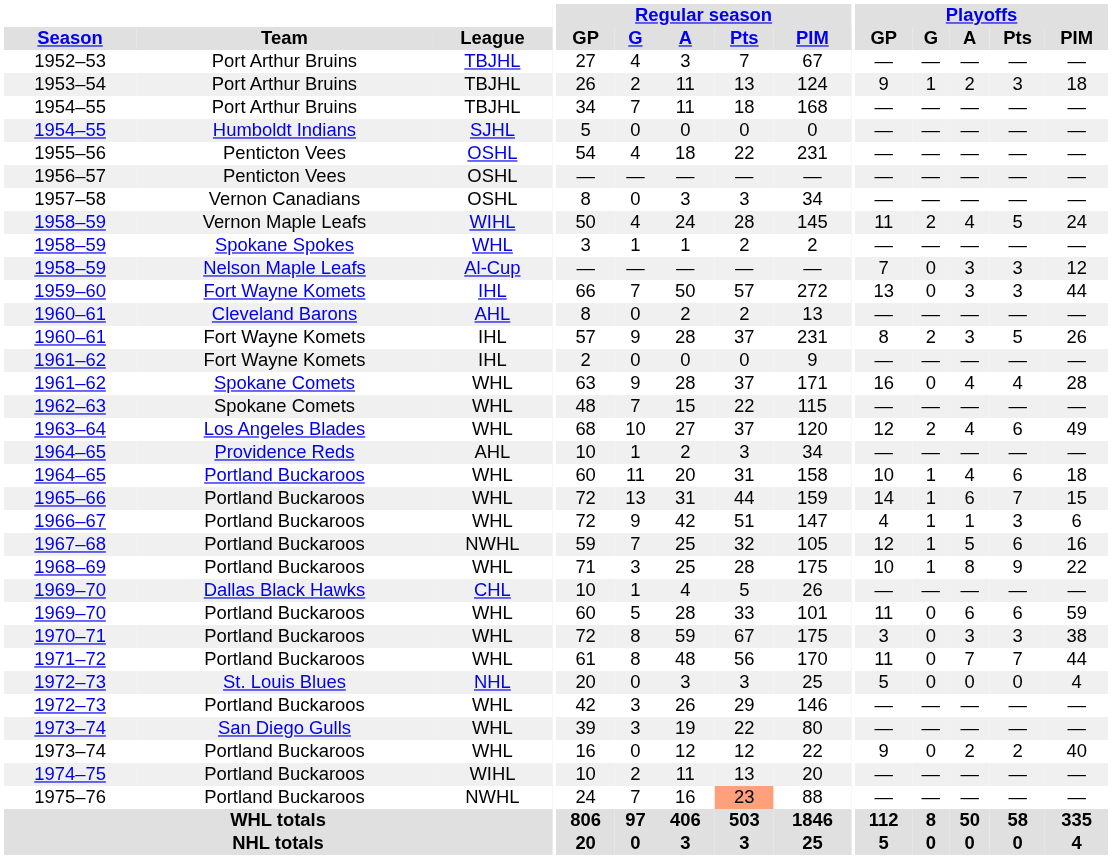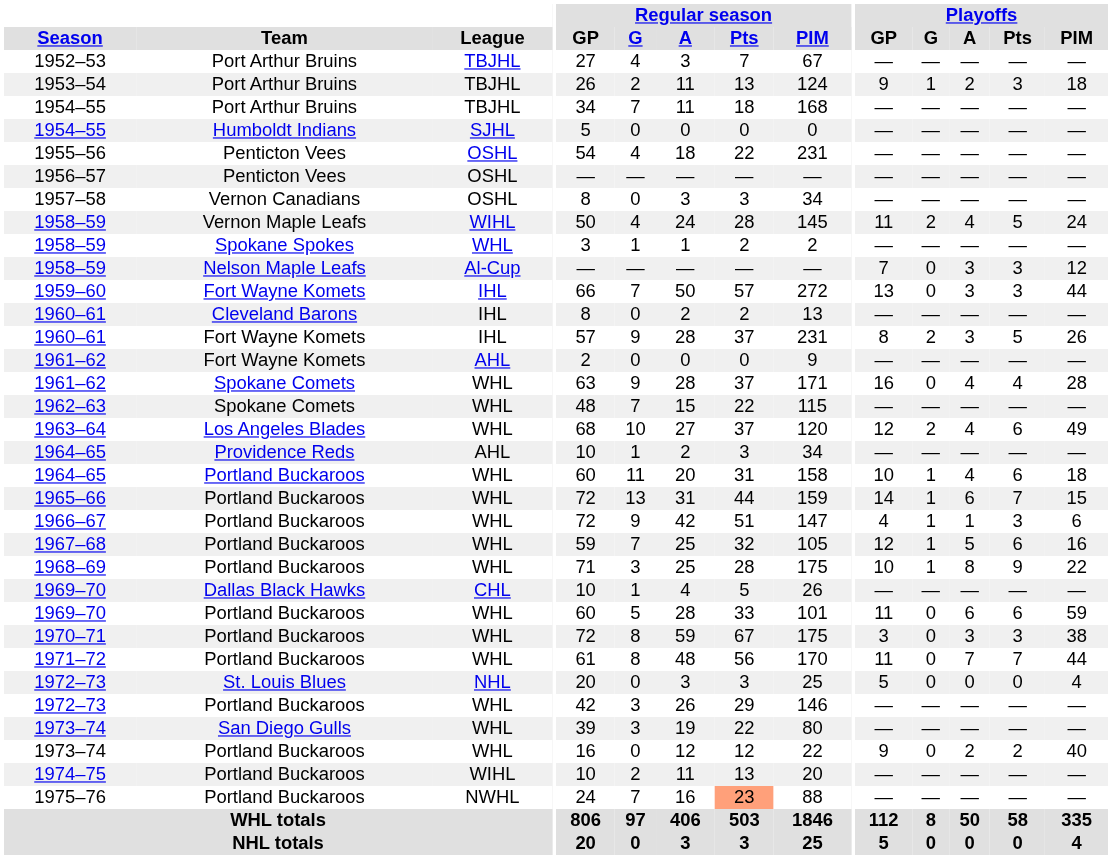(492, 314) AHL -> (492, 314) IHL
(492, 360) IHL -> (492, 360) AHL
(492, 544) NWHL -> (492, 544) WHL
